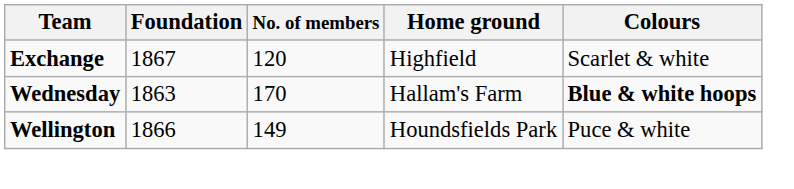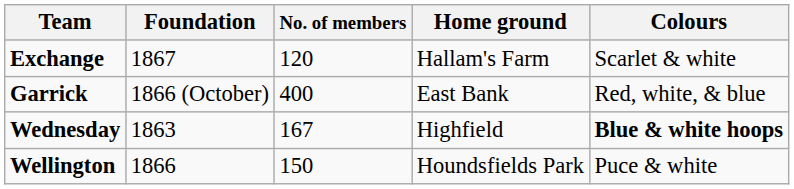(433, 58) Highfield -> (483, 58) Hallam's Farm
+ row: (49, 93)
(270, 93) 170 -> (296, 129) 167
(456, 93) Hallam's Farm -> (460, 129) Highfield
(270, 129) 149 -> (296, 165) 150
